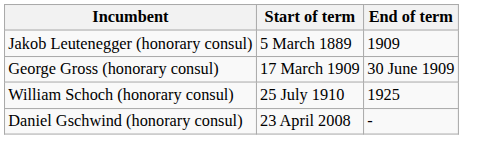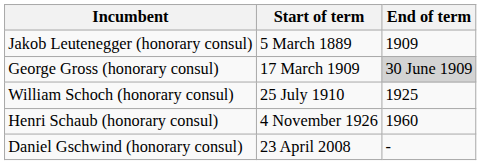(411, 69) no background -> (429, 69) lightgrey background
+ row: (113, 120)
